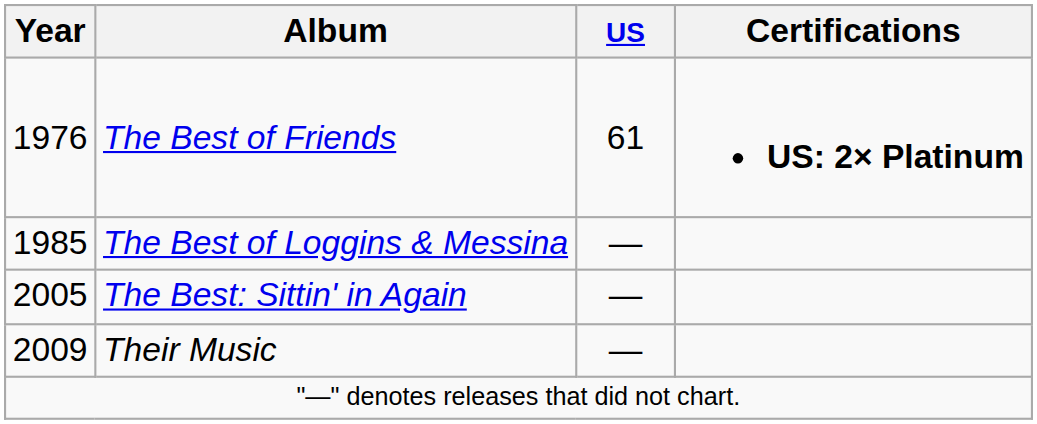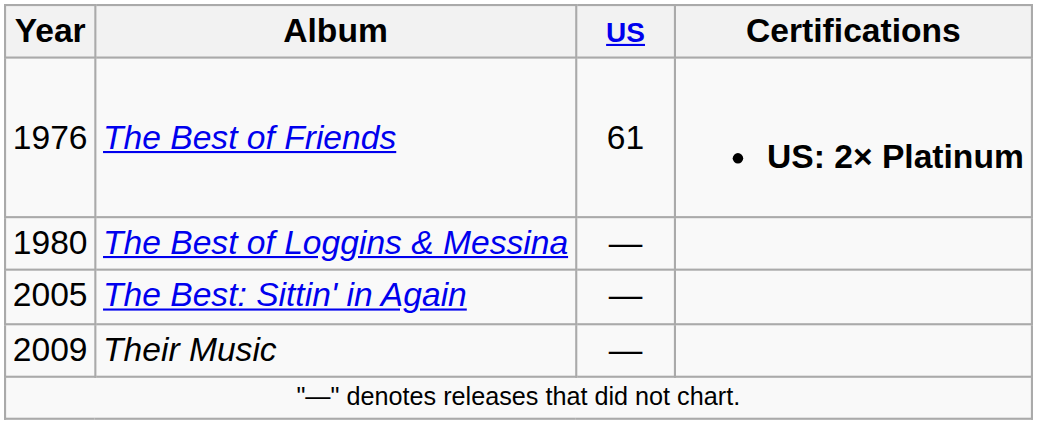(50, 242) 1985 -> (50, 242) 1980
